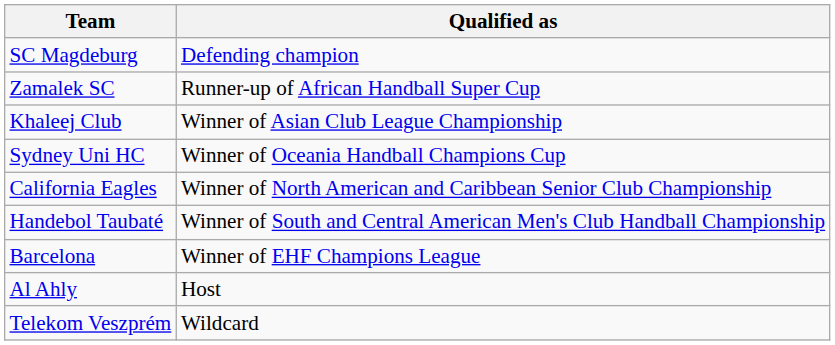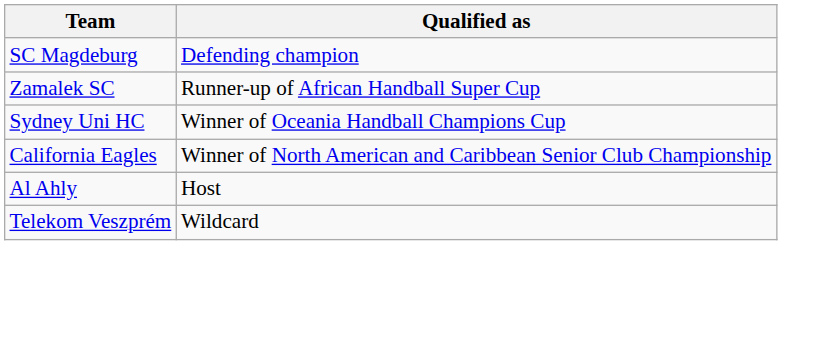- row: (66, 121)
- row: (86, 222)
- row: (52, 255)
